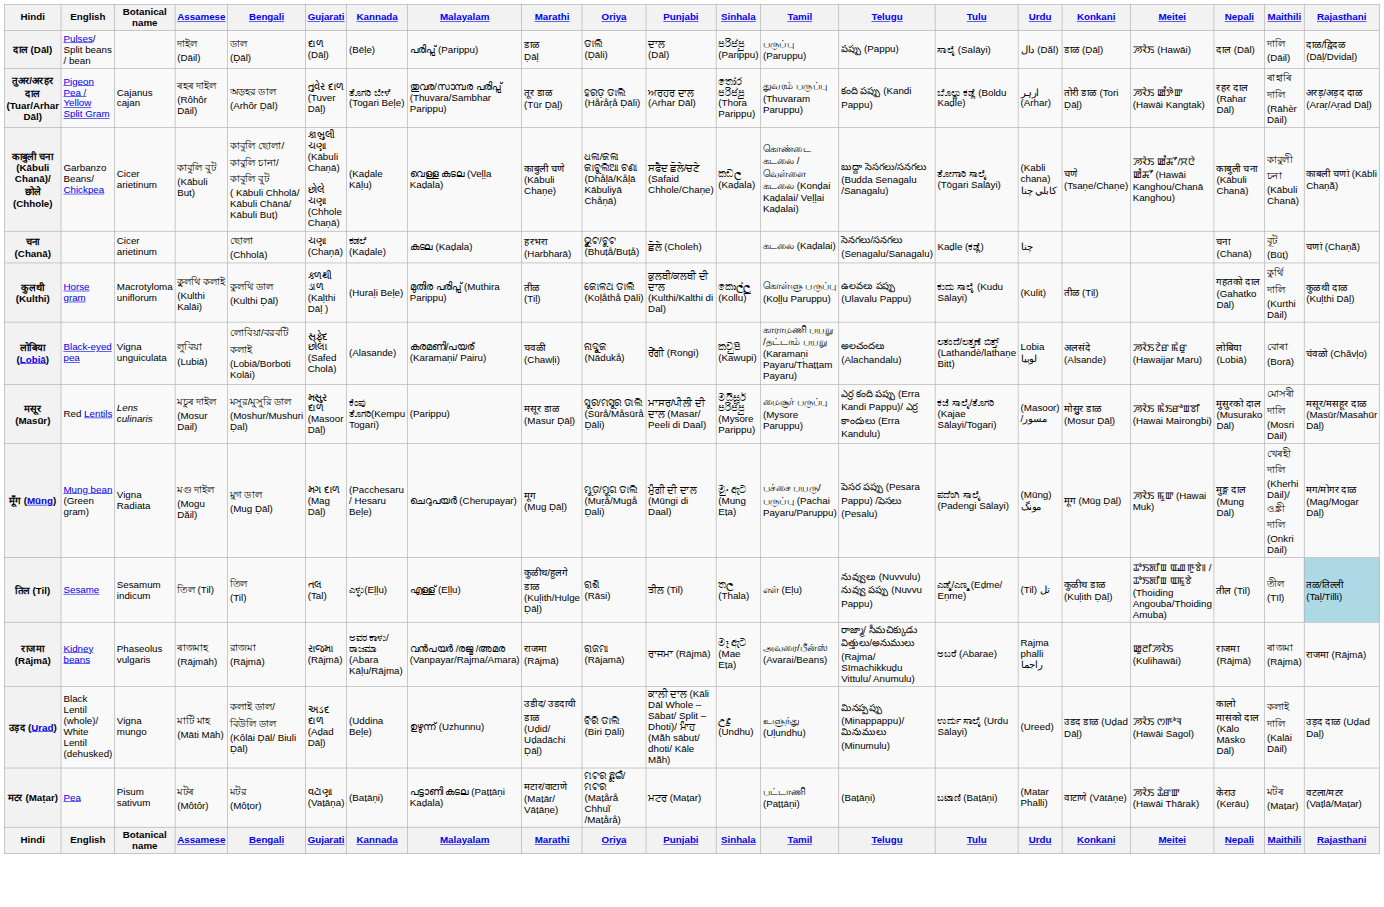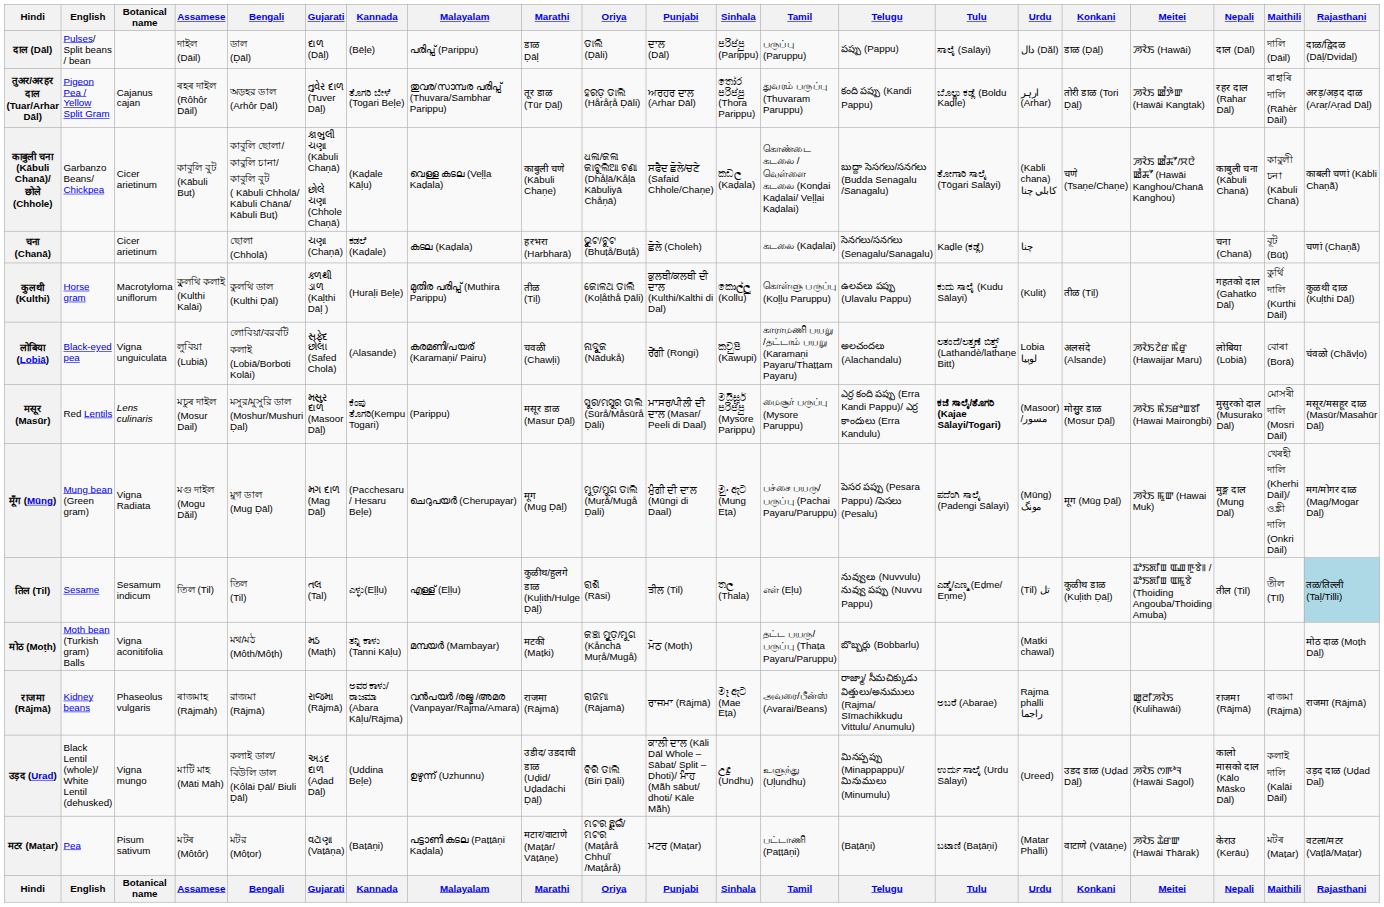(967, 414) normal -> (969, 414) bold
+ row: (33, 647)
